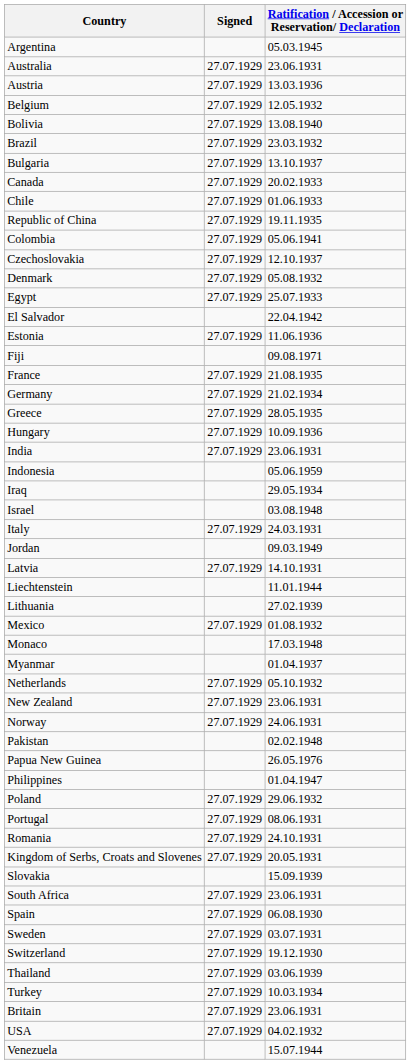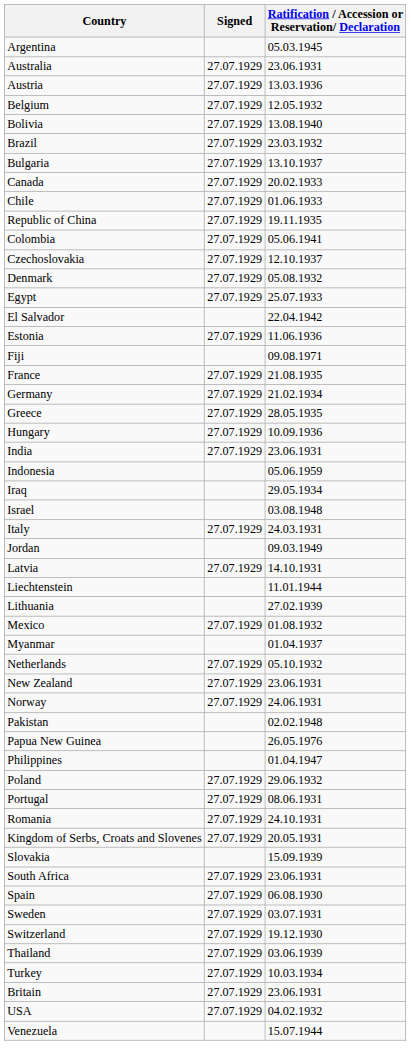- row: (27, 644)
